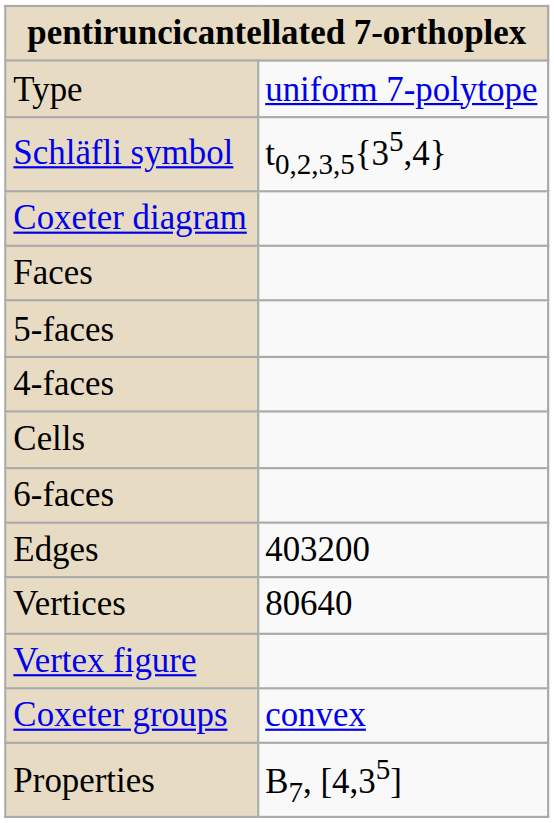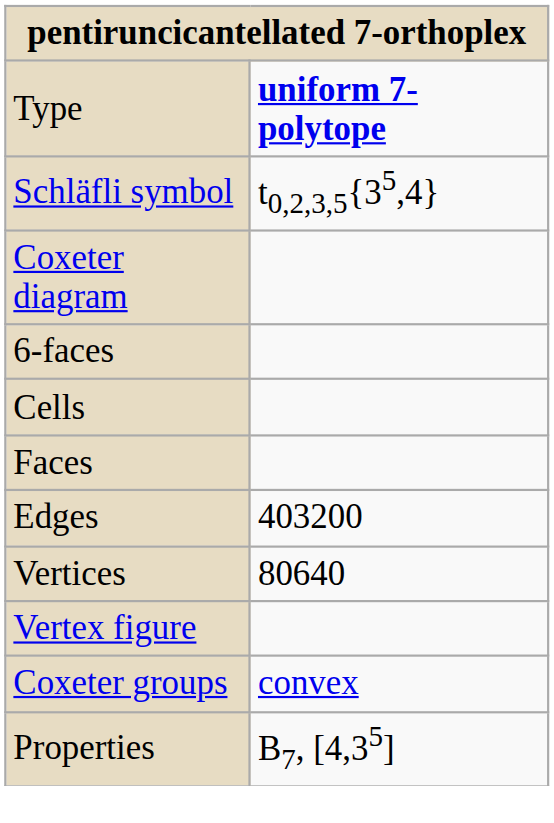(401, 88) normal -> (338, 107) bold
rows swapped: (64, 494) <-> (53, 272)
- row: (64, 328)
- row: (64, 383)
